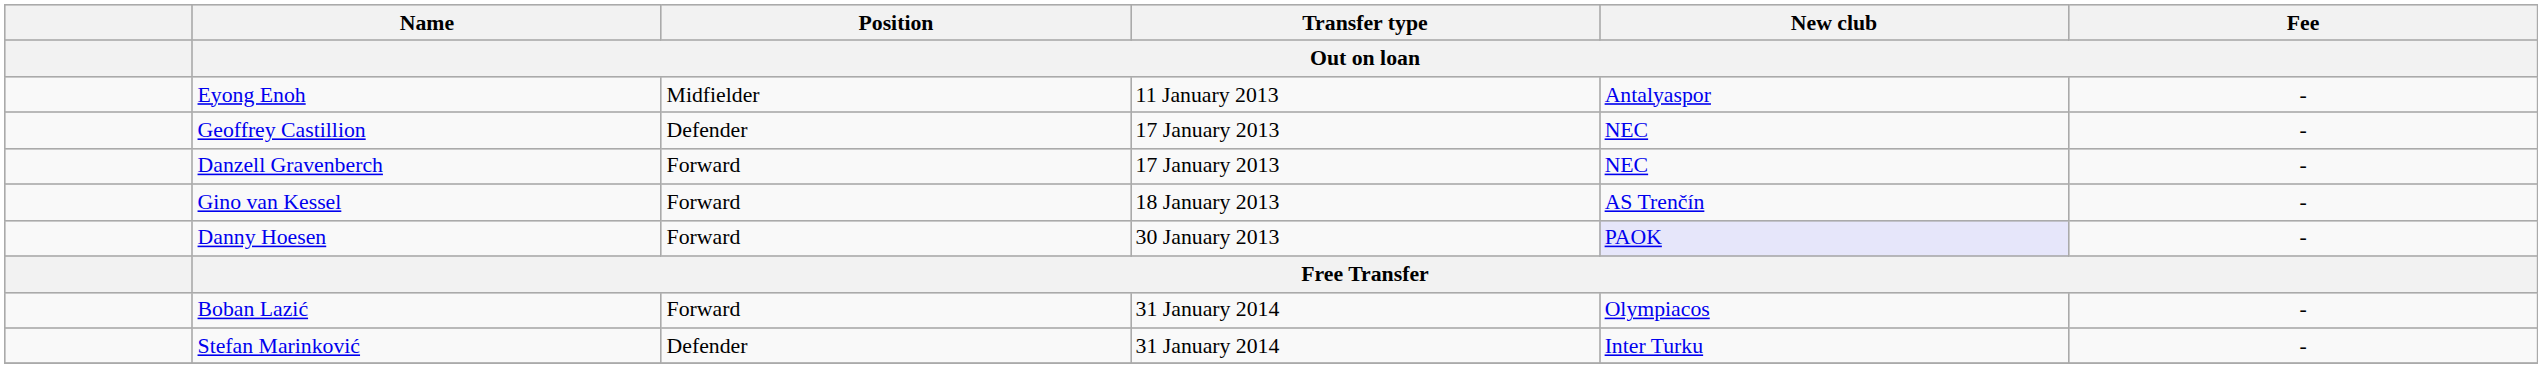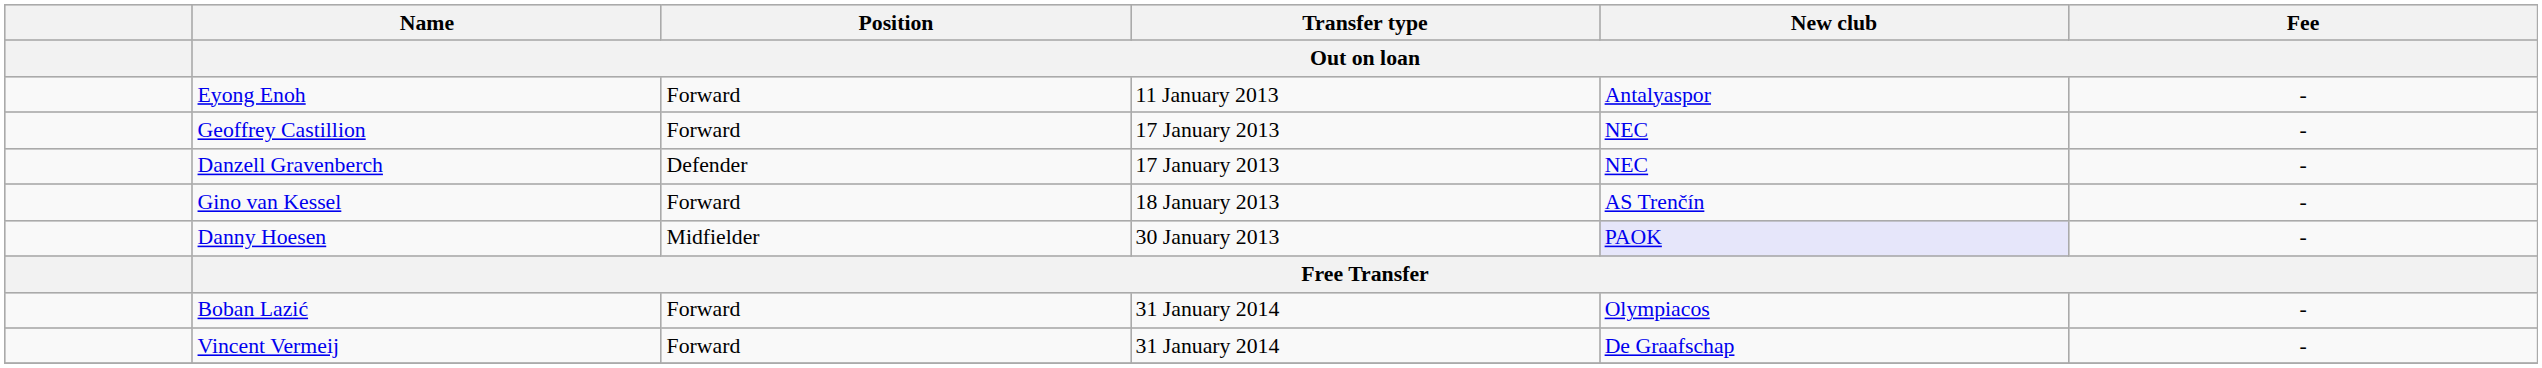(713, 93) Midfielder -> (703, 93) Forward
(707, 129) Defender -> (703, 129) Forward
(703, 165) Forward -> (707, 165) Defender
(703, 237) Forward -> (713, 237) Midfielder
- row: (279, 345)
+ row: (268, 345)
